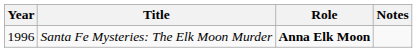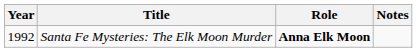(21, 36) 1996 -> (21, 36) 1992
